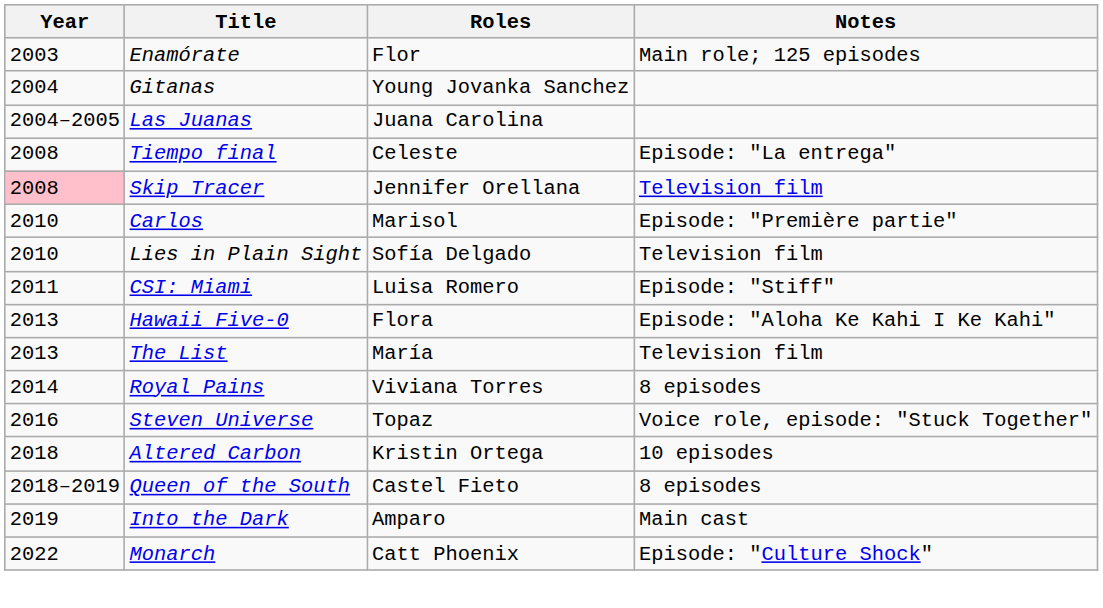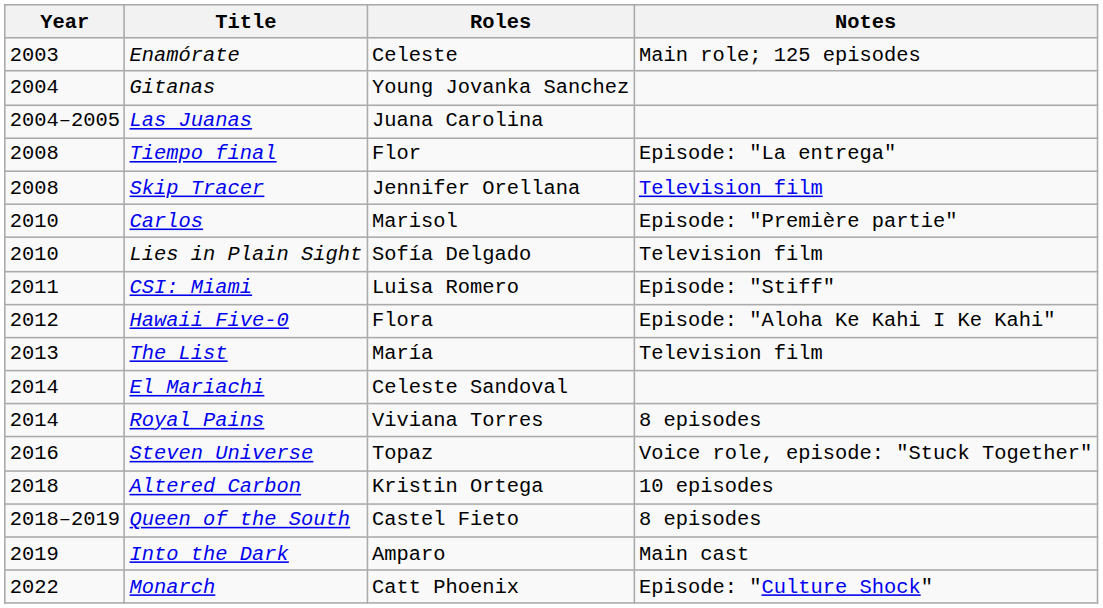(397, 55) Flor -> (415, 55) Celeste
(415, 154) Celeste -> (397, 154) Flor
(34, 188) pink background -> (34, 188) no background
(34, 321) 2013 -> (34, 321) 2012
+ row: (197, 387)
